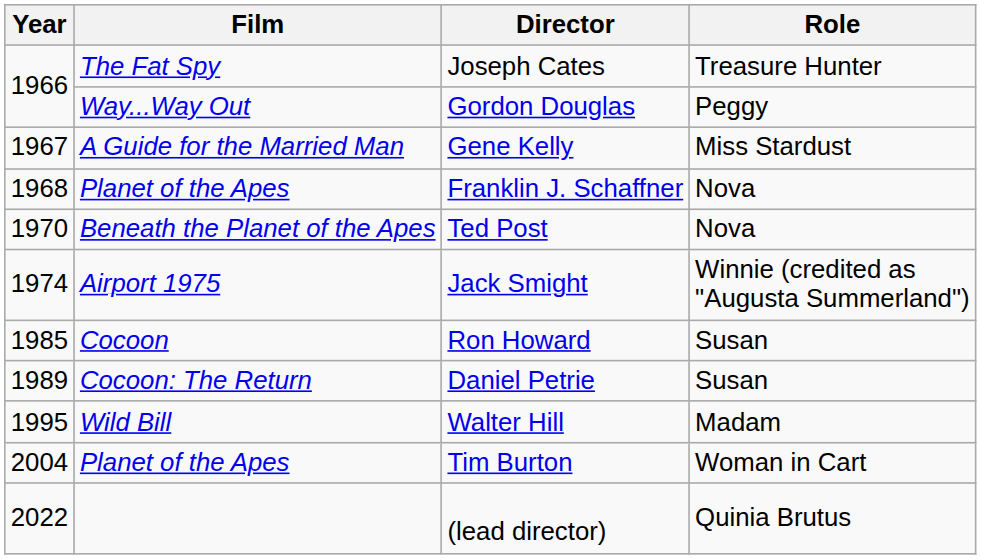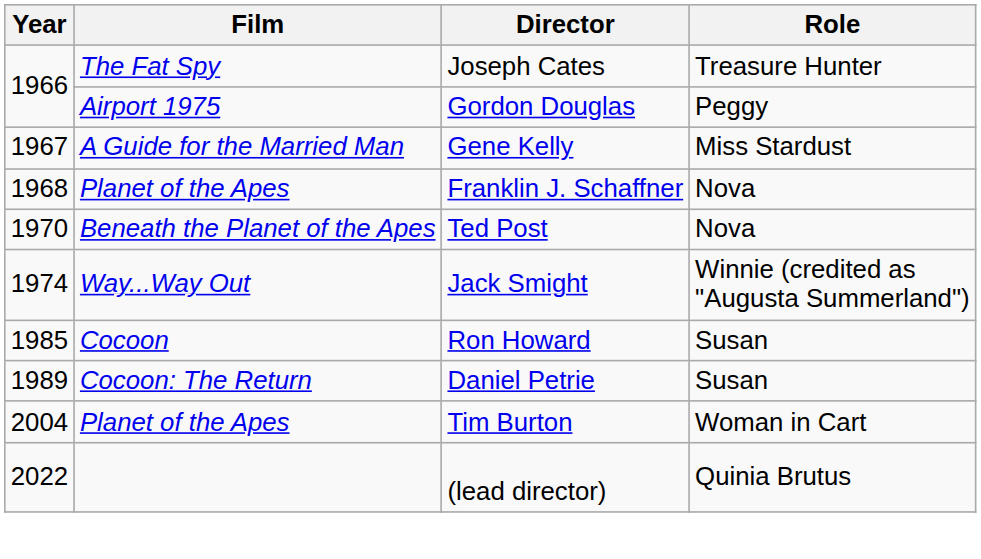(165, 106) Way...Way Out -> (150, 106) Airport 1975
(150, 284) Airport 1975 -> (165, 284) Way...Way Out
- row: (506, 421)
